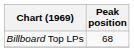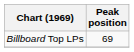(107, 39) 68 -> (107, 39) 69
